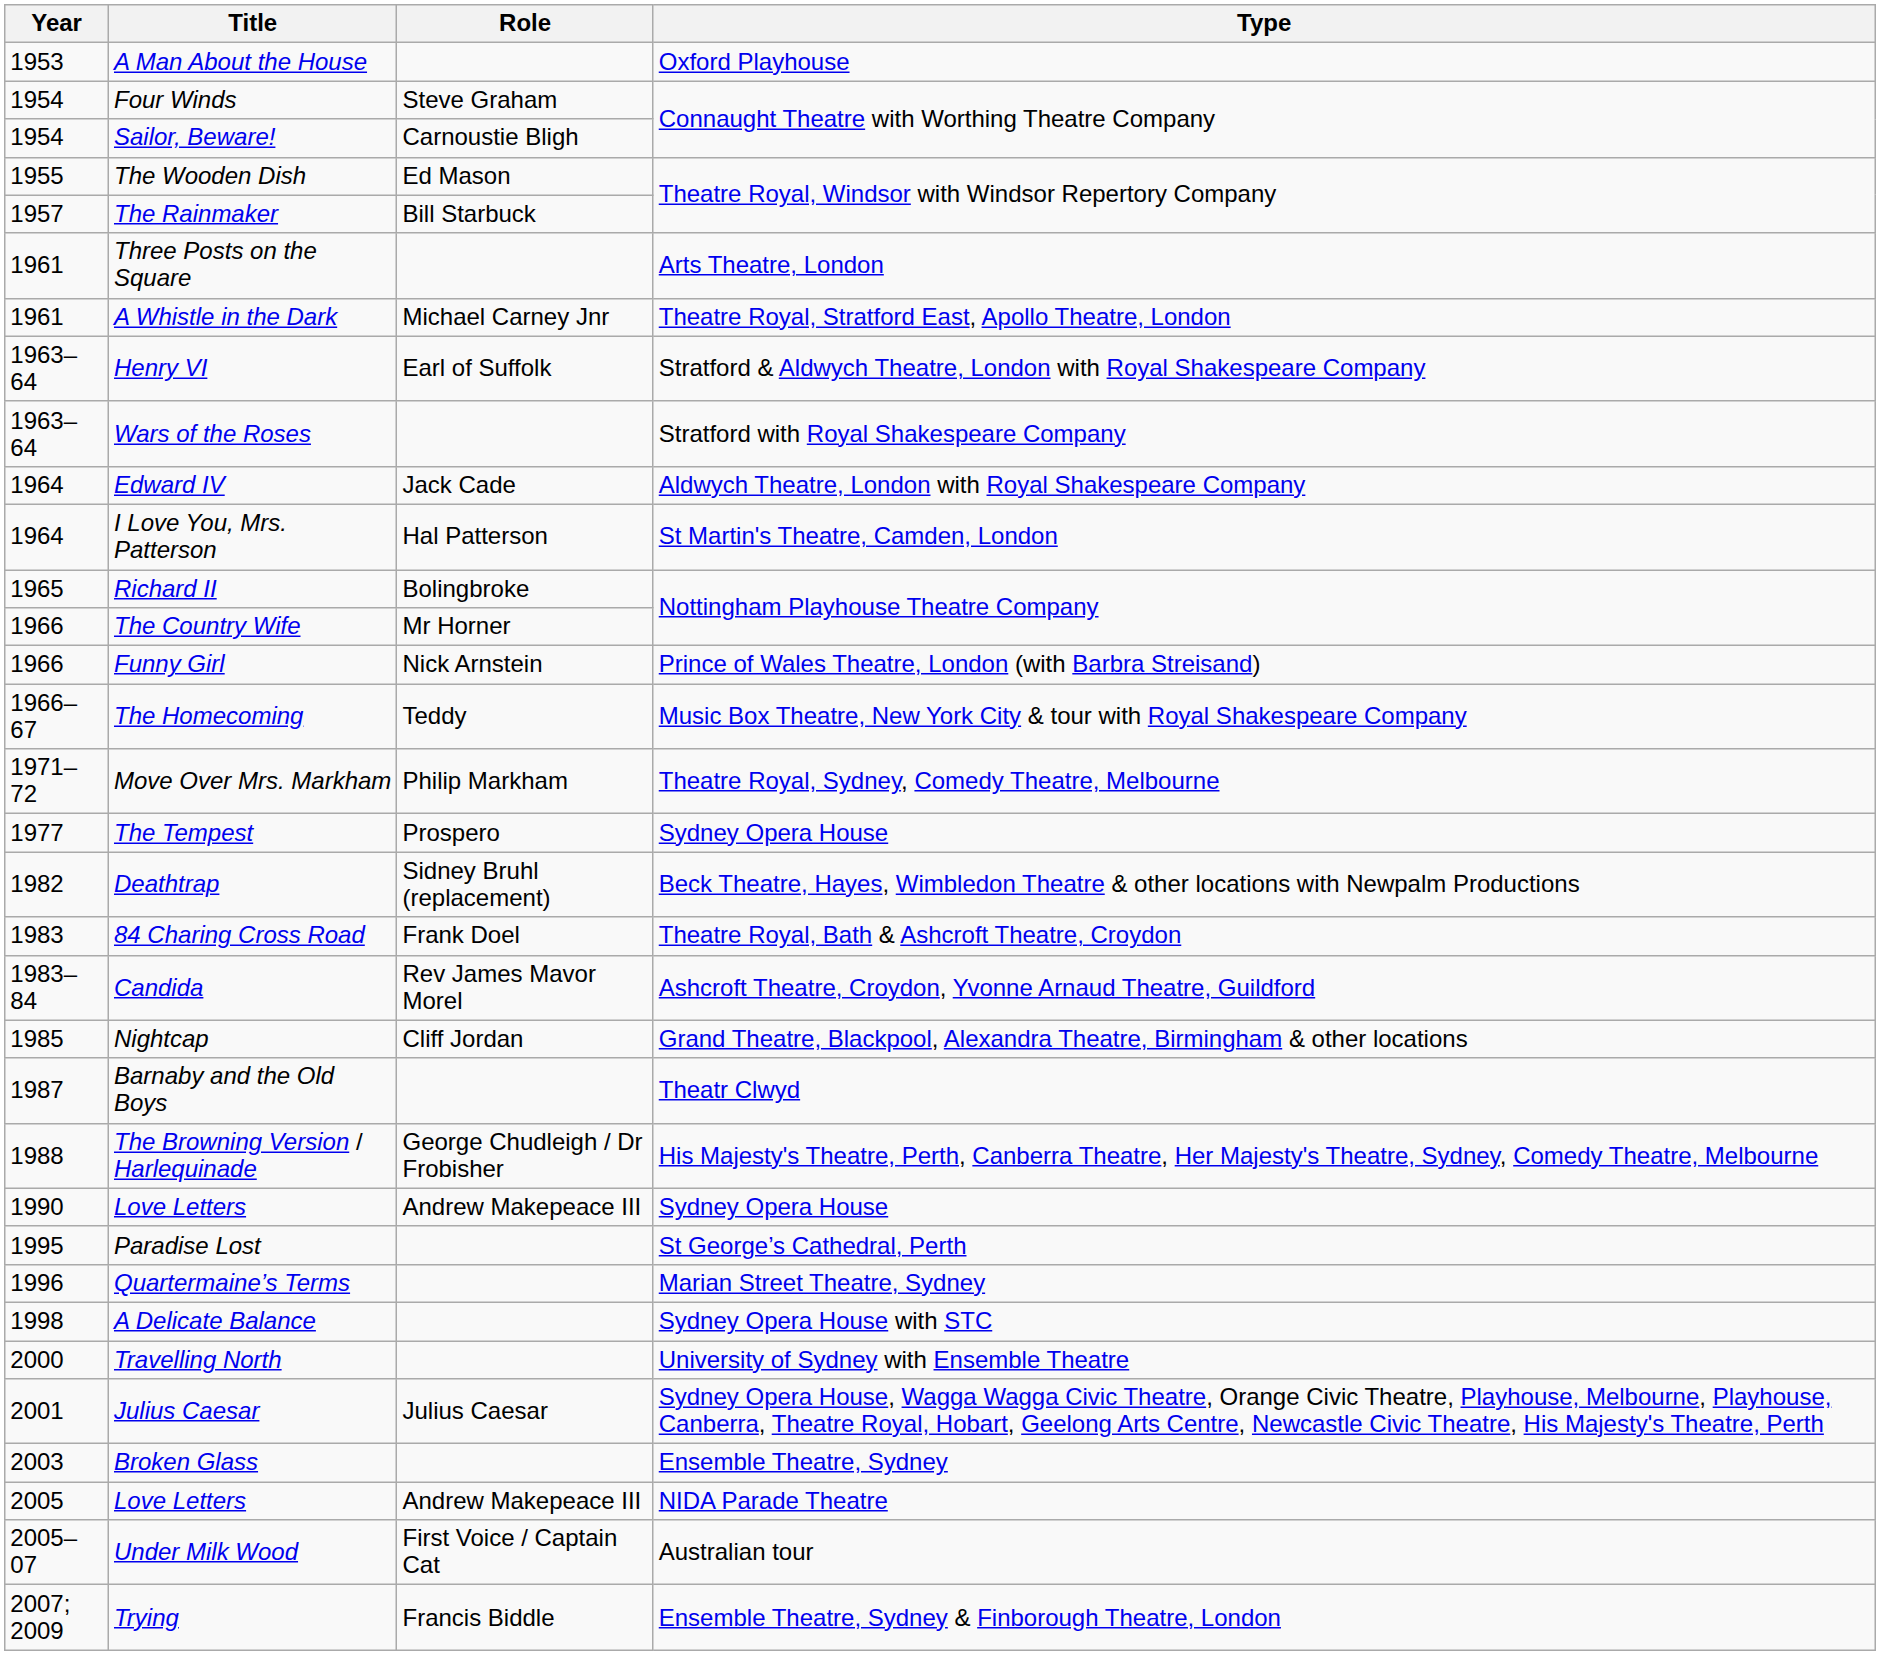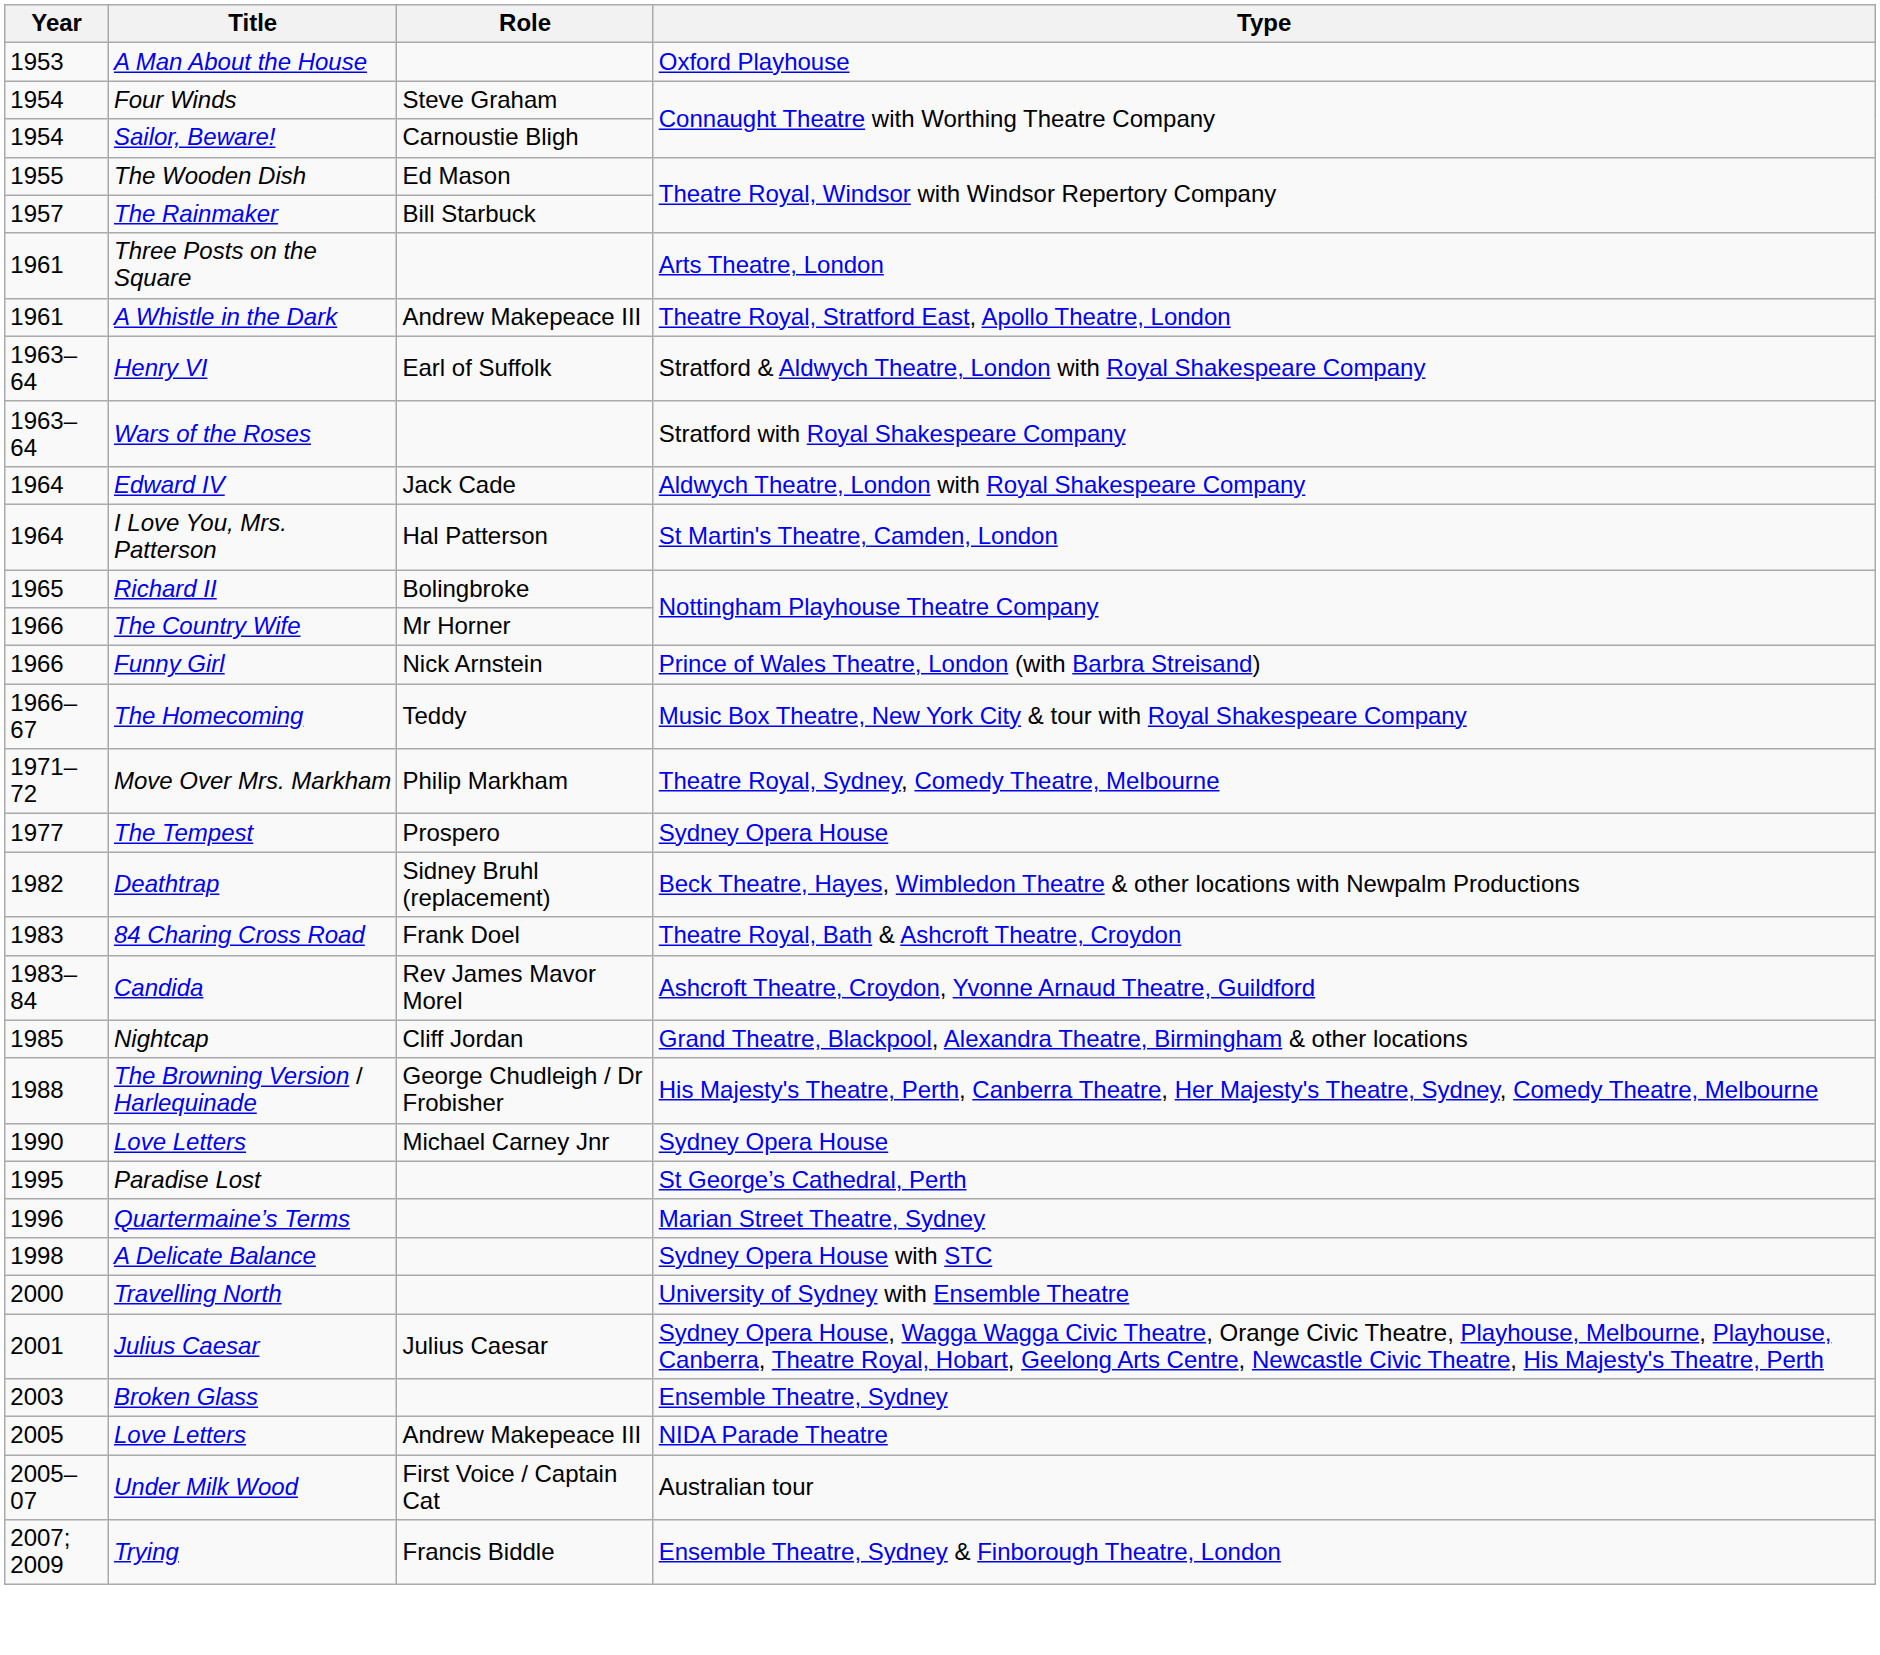(506, 316) Michael Carney Jnr -> (522, 316) Andrew Makepeace III
- row: (224, 1090)
(522, 1207) Andrew Makepeace III -> (506, 1141) Michael Carney Jnr
